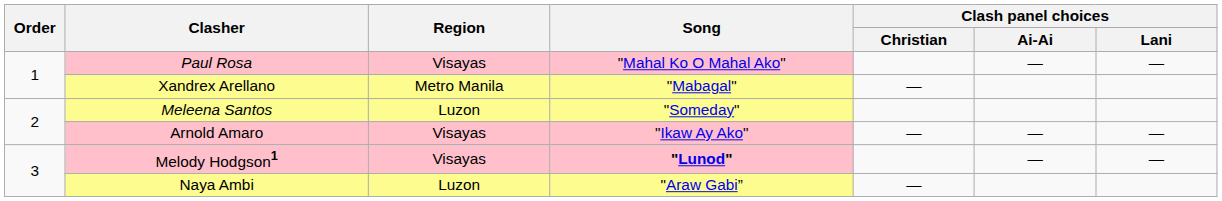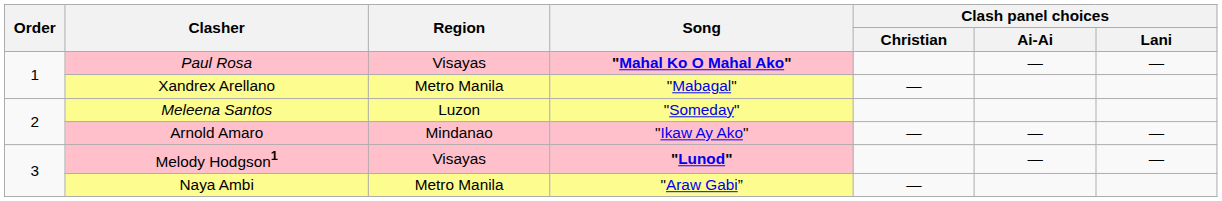(702, 63) normal -> (702, 63) bold
(459, 133) Visayas -> (459, 133) Mindanao
(459, 185) Luzon -> (459, 185) Metro Manila
